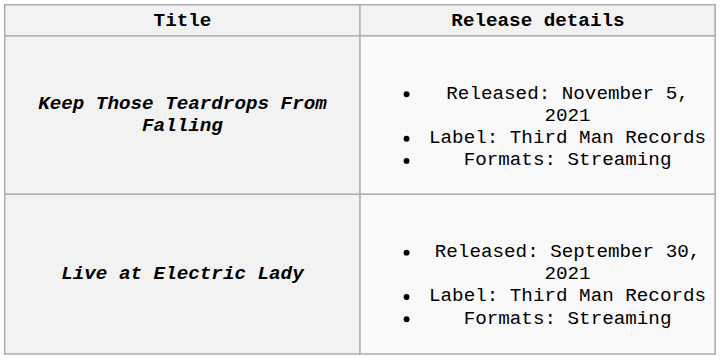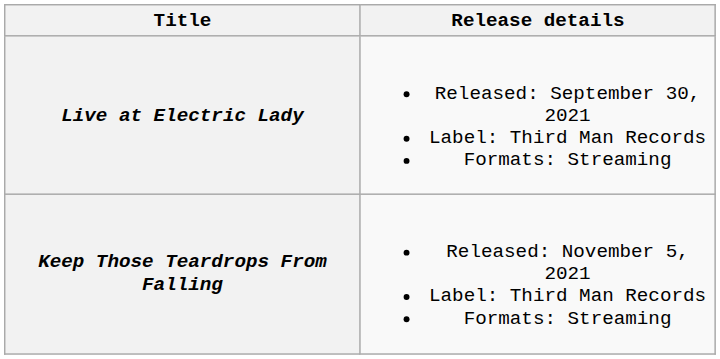rows swapped: (182, 274) <-> (182, 115)
